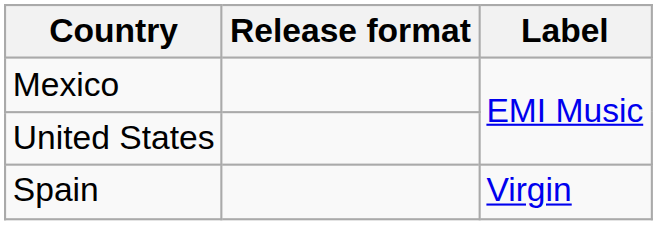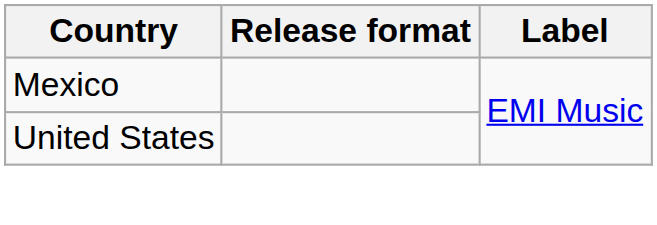- row: (56, 191)
